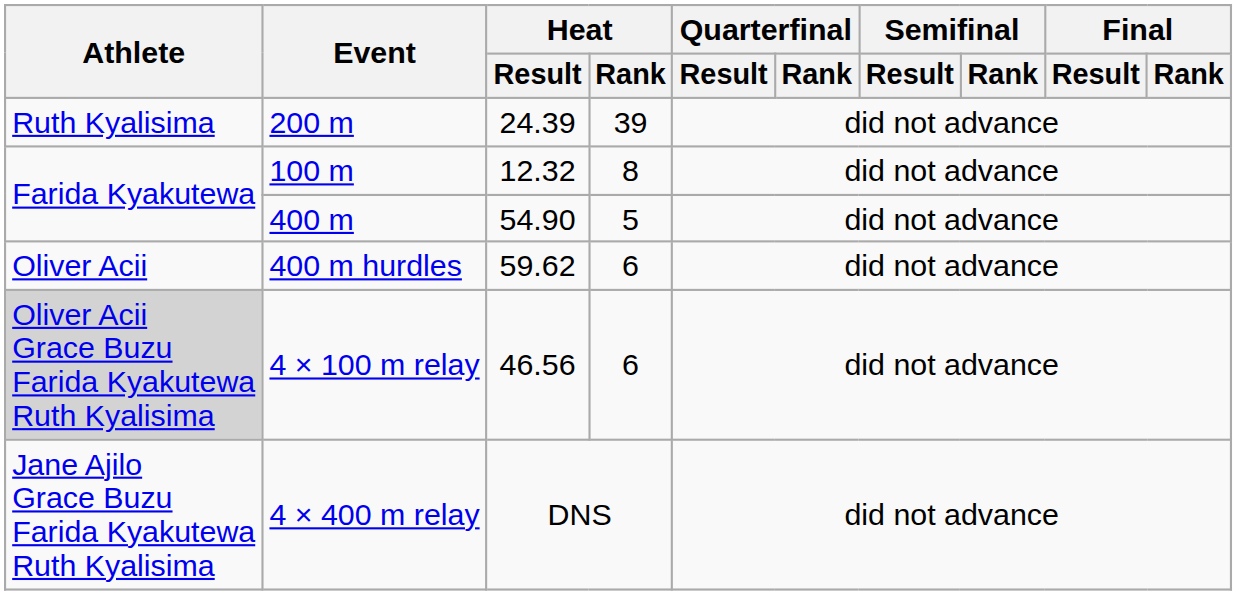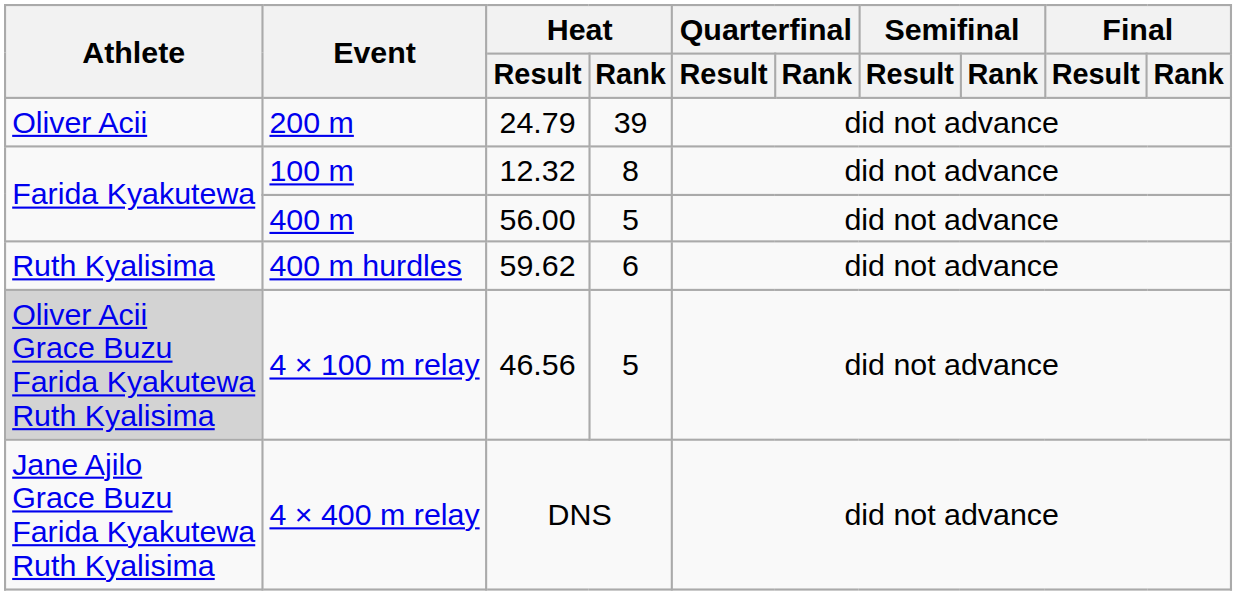(113, 123) Ruth Kyalisima -> (80, 123) Oliver Acii
(538, 123) 24.39 -> (538, 123) 24.79
(538, 219) 54.90 -> (538, 219) 56.00
(80, 267) Oliver Acii -> (113, 267) Ruth Kyalisima
(631, 365) 6 -> (631, 365) 5
